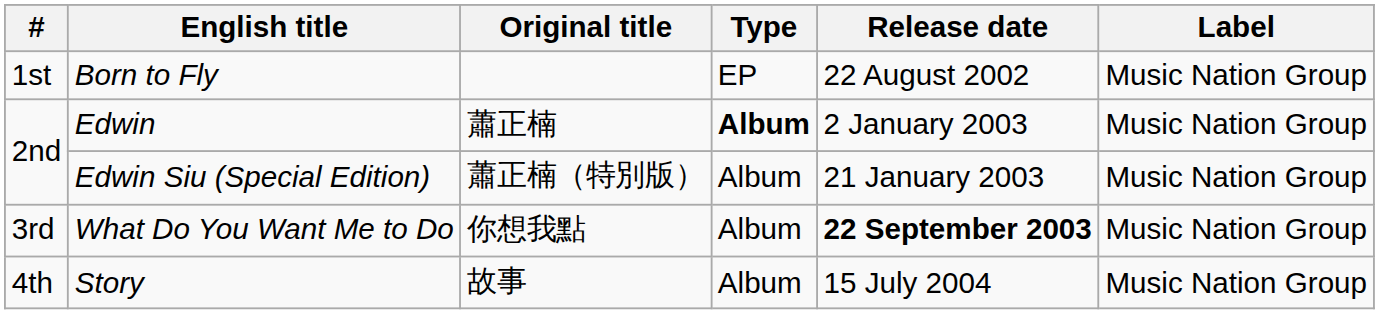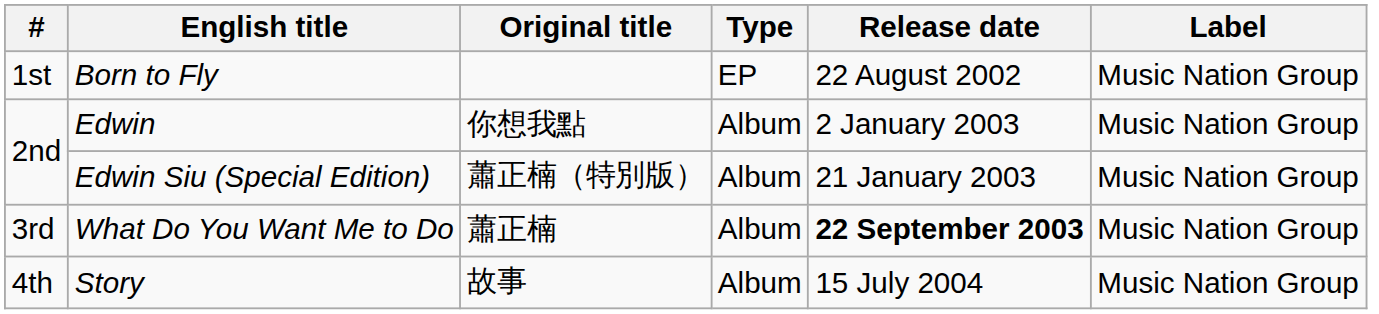(512, 123) 蕭正楠 -> (527, 123) 你想我點
(764, 124) bold -> (760, 124) normal
(527, 228) 你想我點 -> (512, 228) 蕭正楠
